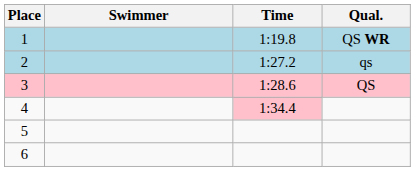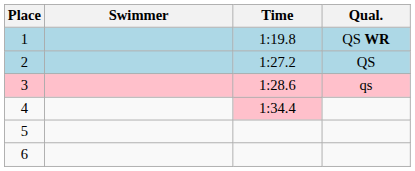(366, 62) qs -> (366, 62) QS
(366, 85) QS -> (366, 85) qs
